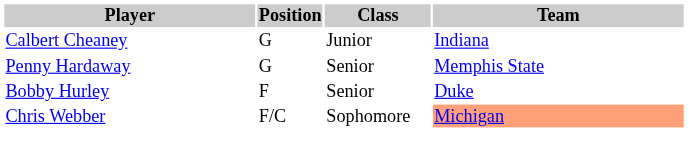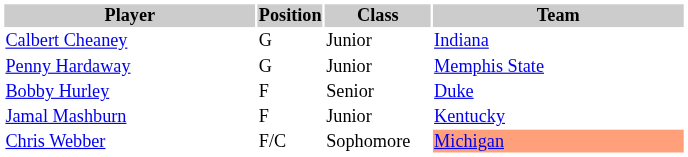(350, 65) Senior -> (349, 65) Junior
+ row: (66, 115)
